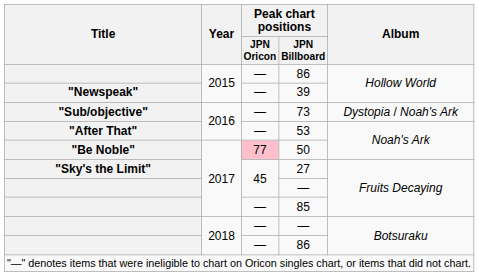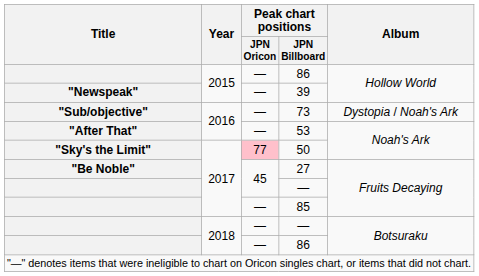(103, 150) "Be Noble" -> (103, 150) "Sky's the Limit"
(103, 169) "Sky's the Limit" -> (103, 169) "Be Noble"
